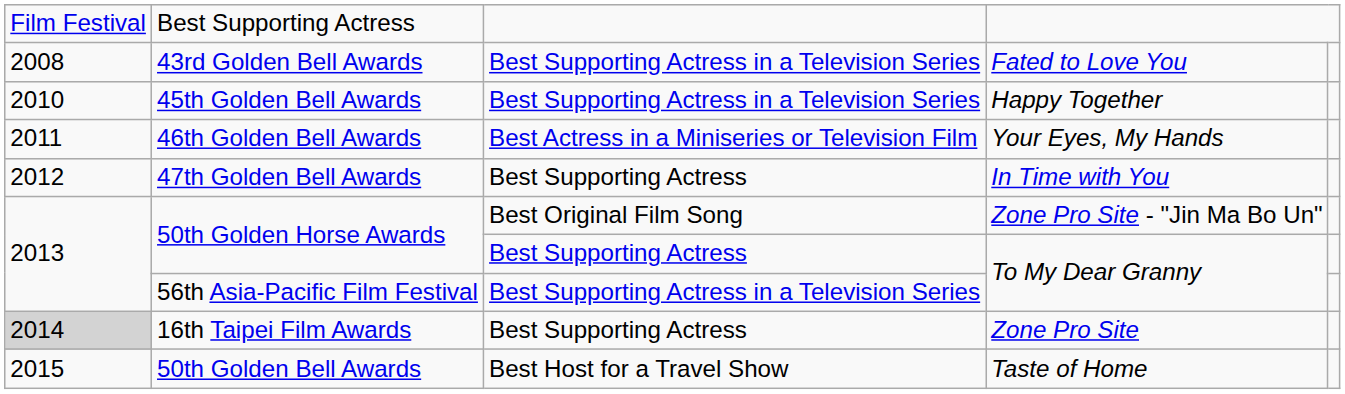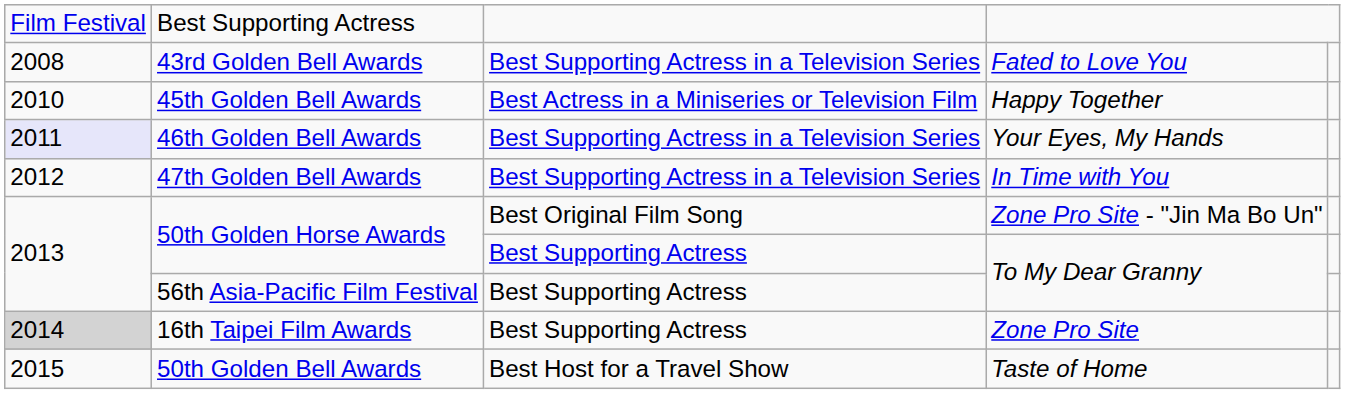(735, 100) Best Supporting Actress in a Television Series -> (733, 100) Best Actress in a Miniseries or Television Film
(36, 138) no background -> (36, 138) lavender background
(733, 138) Best Actress in a Miniseries or Television Film -> (735, 138) Best Supporting Actress in a Television Series
(618, 176) Best Supporting Actress -> (735, 176) Best Supporting Actress in a Television Series
(735, 291) Best Supporting Actress in a Television Series -> (618, 291) Best Supporting Actress
